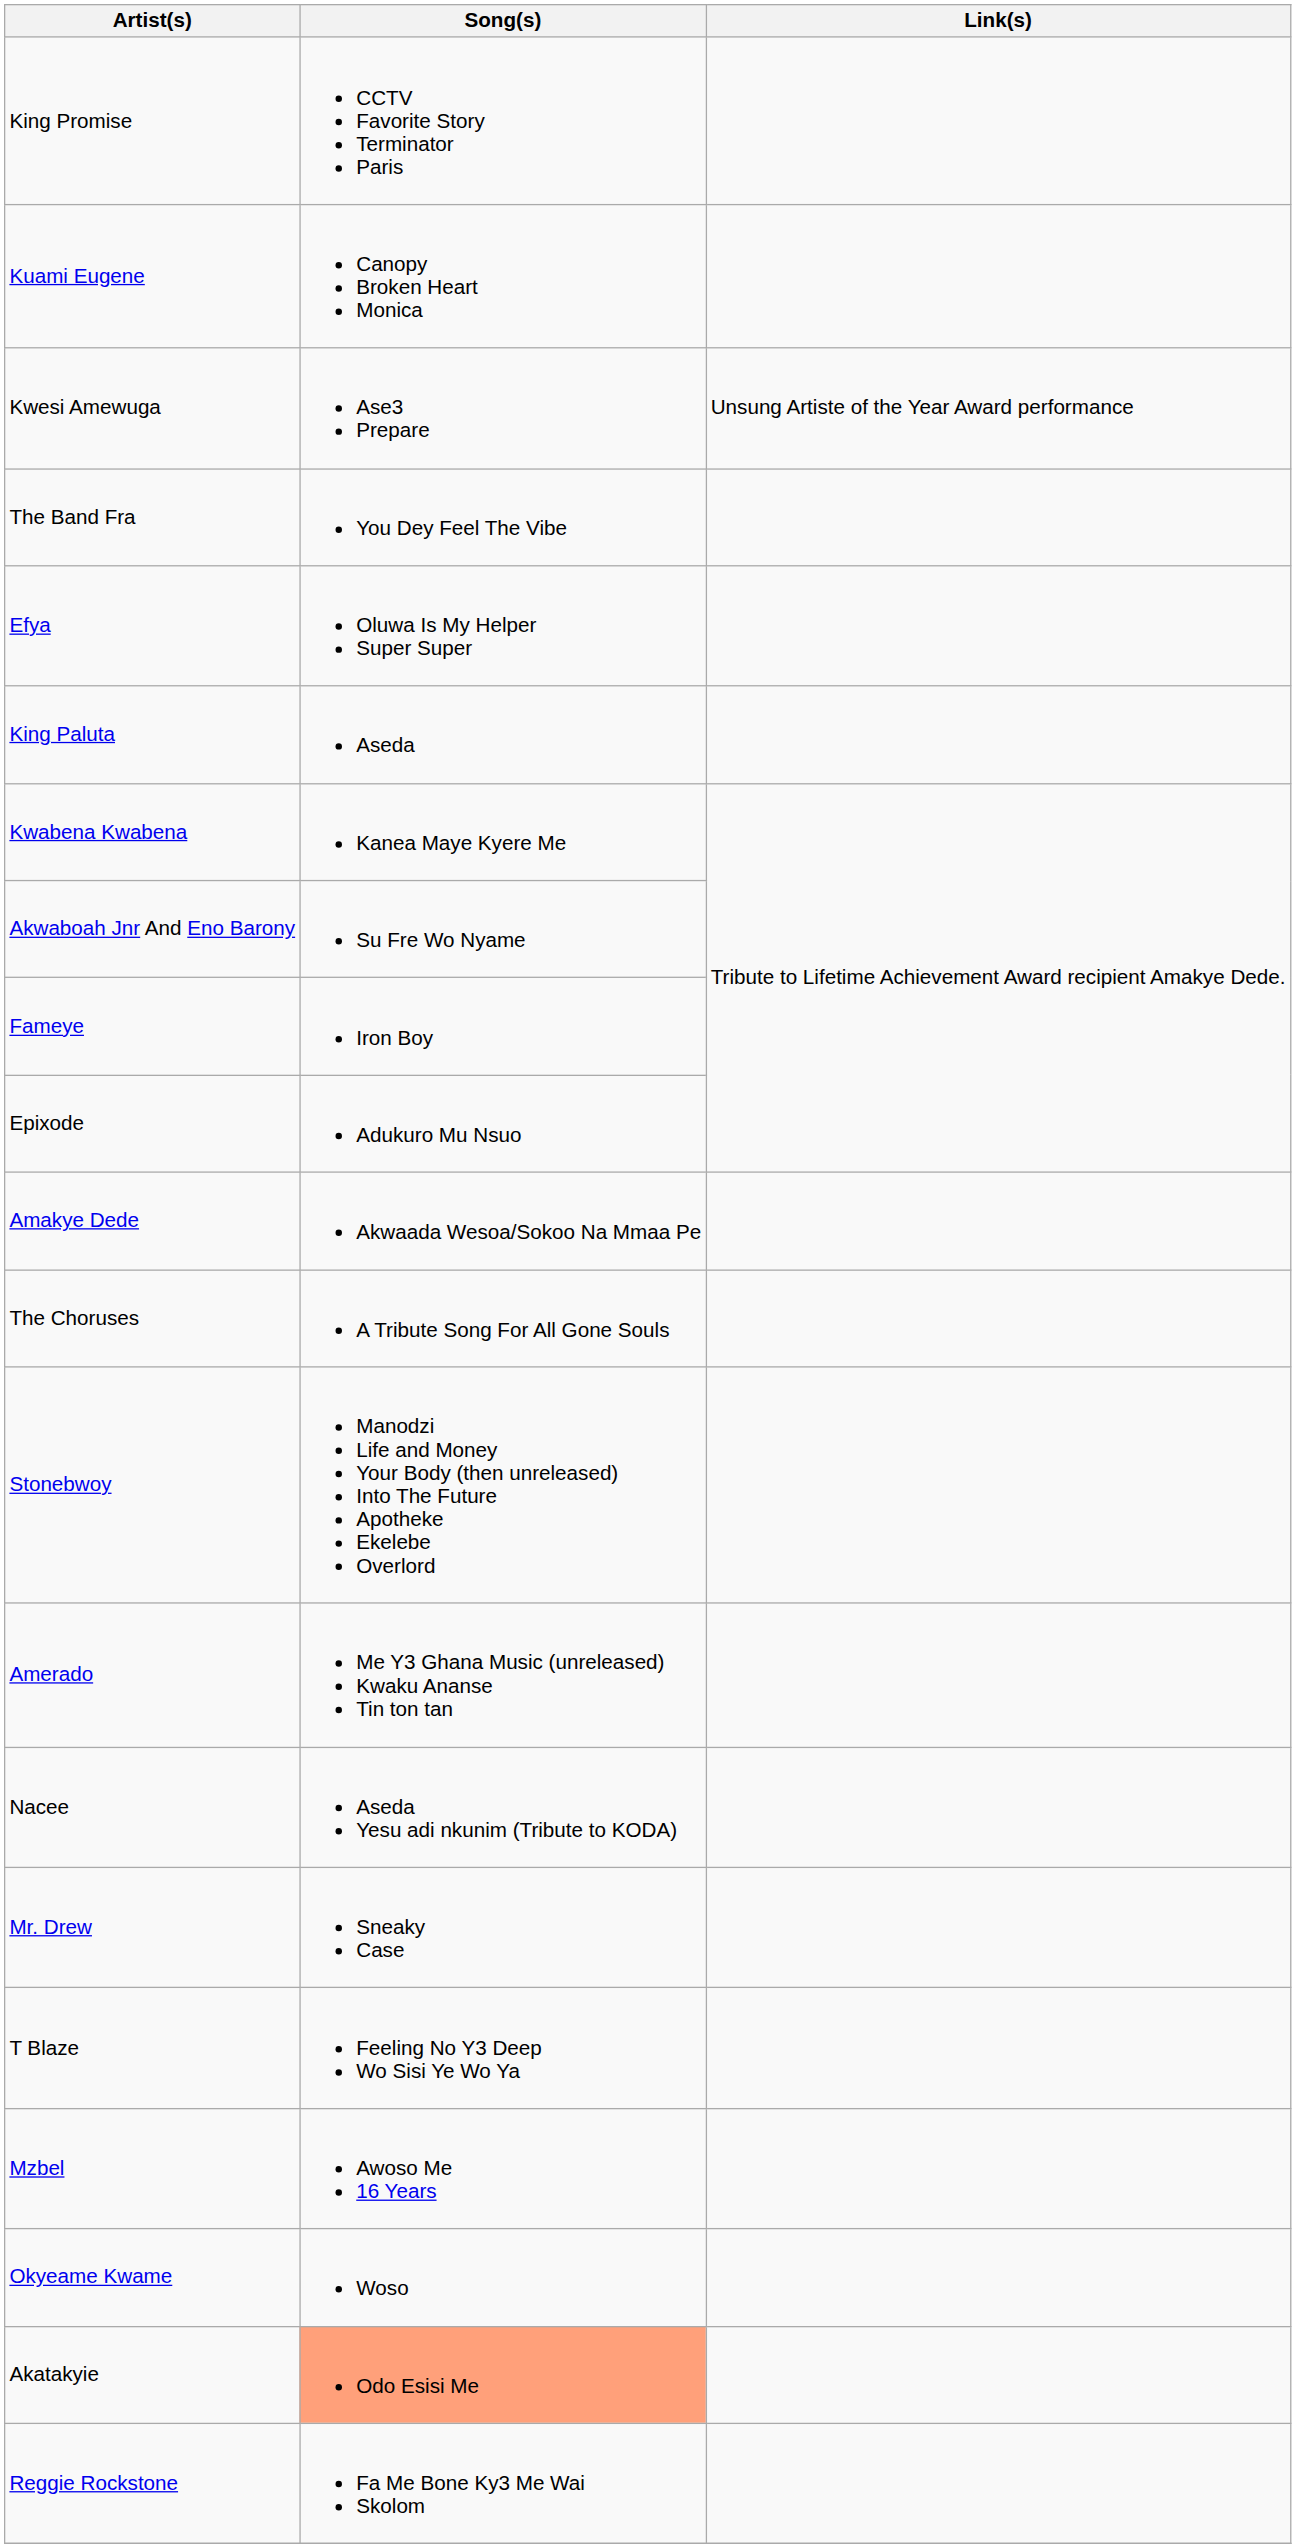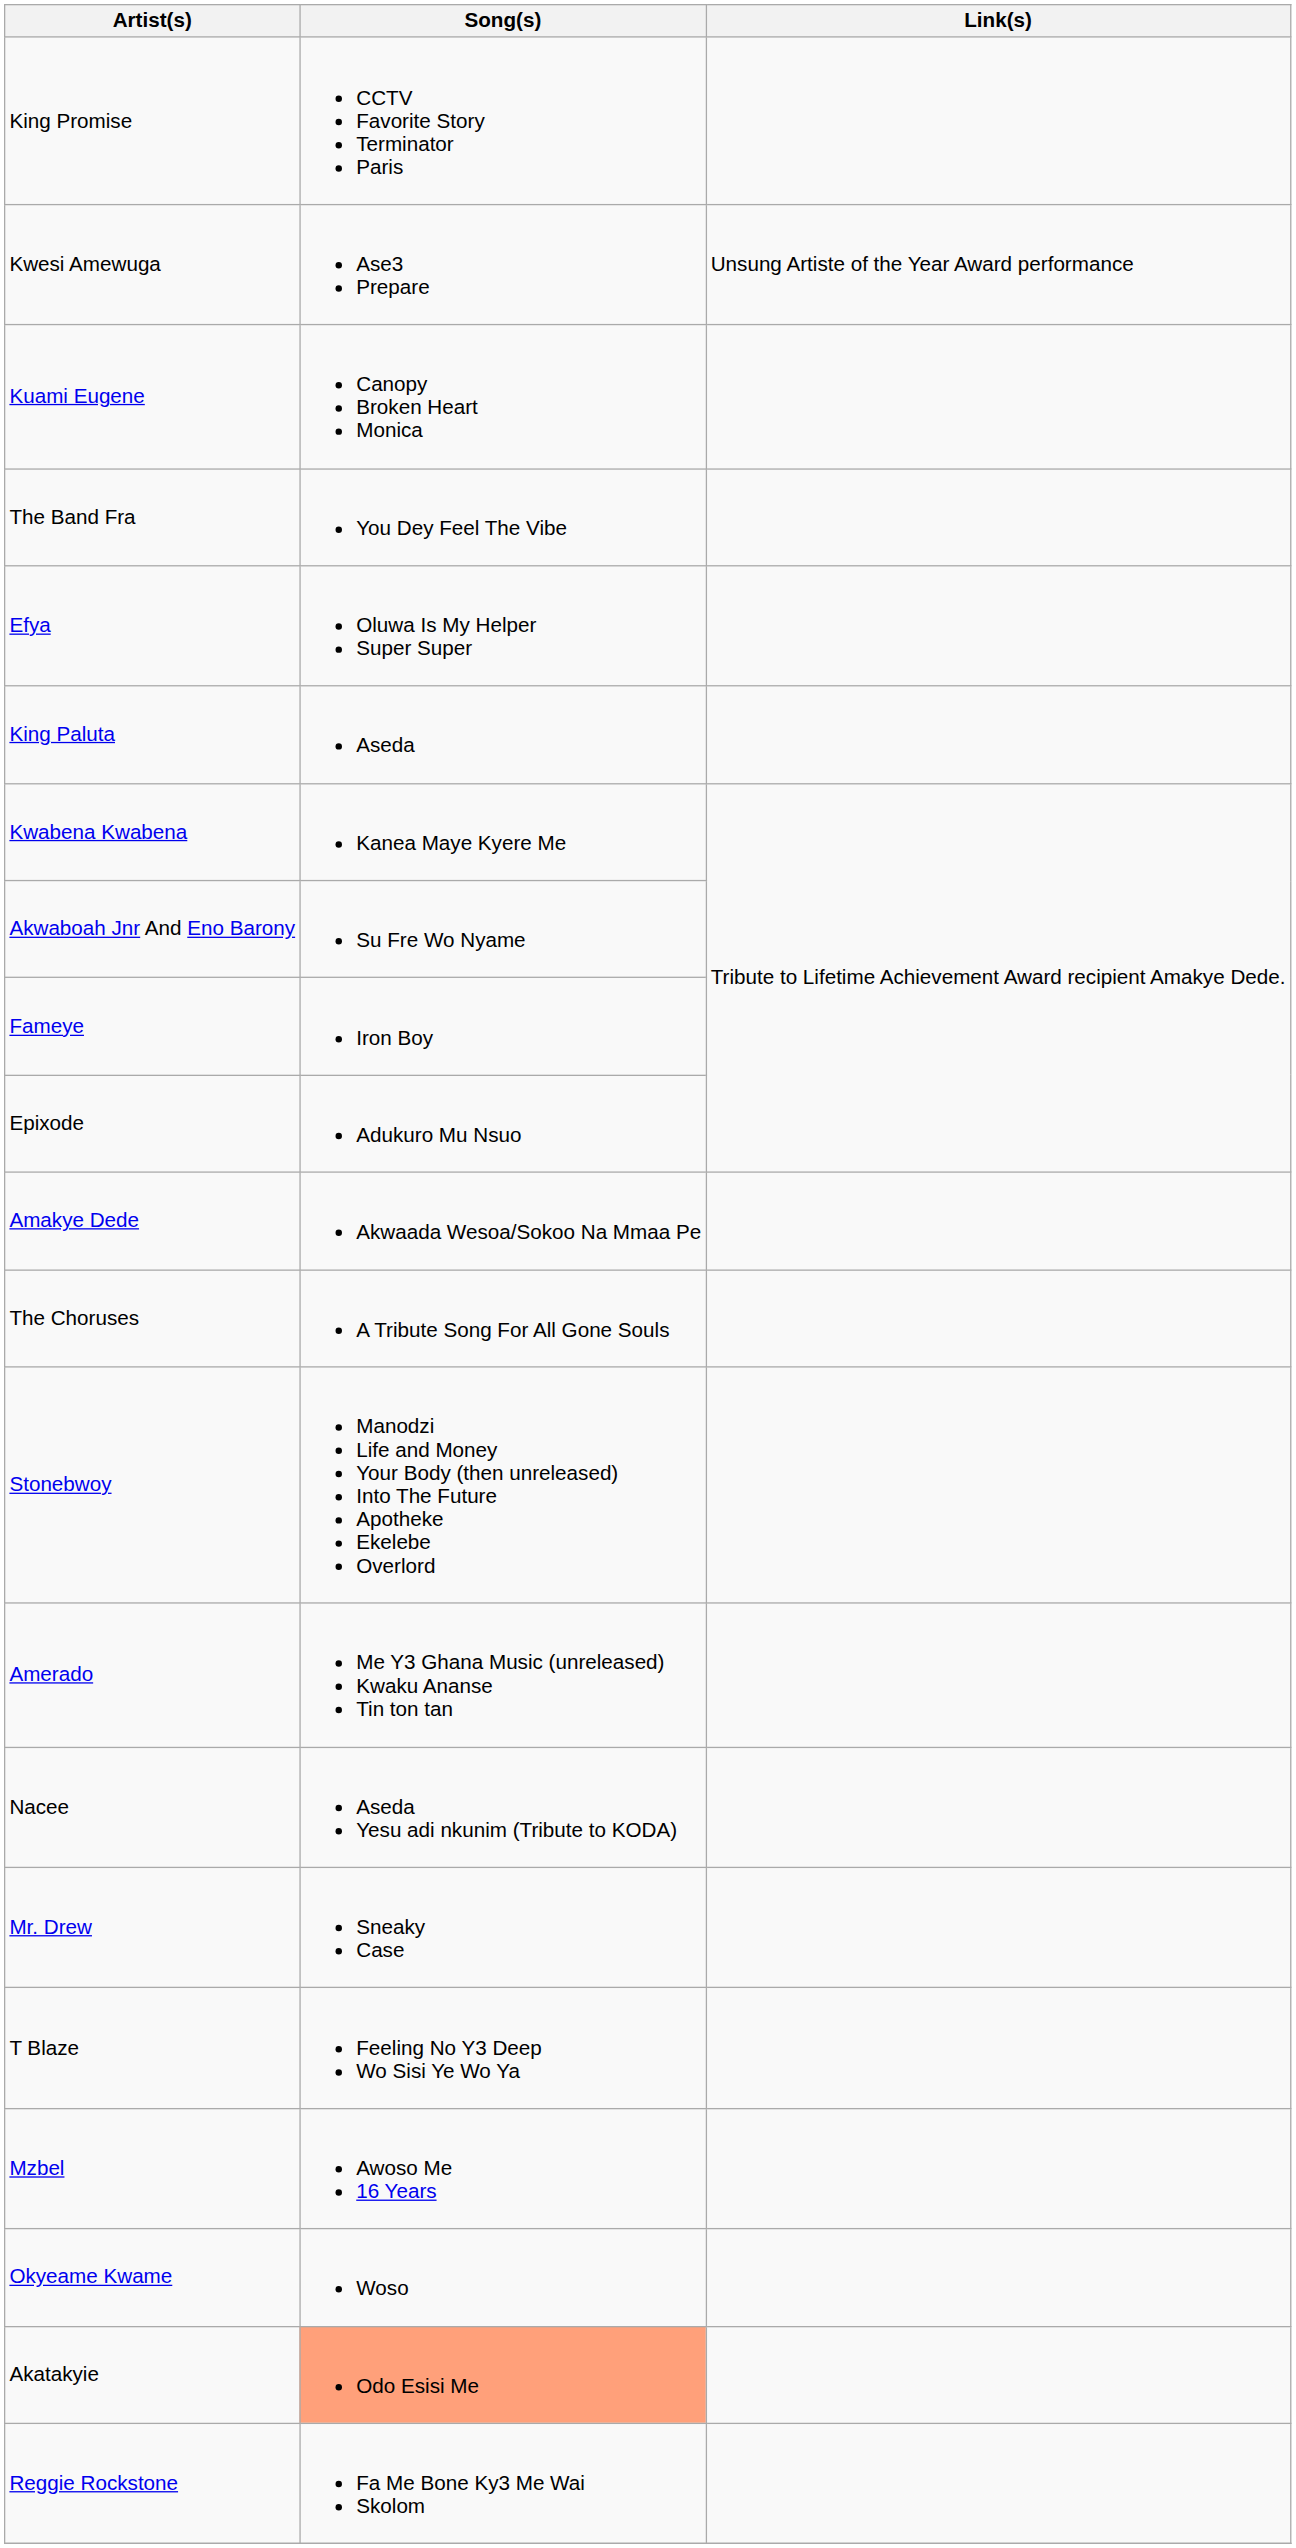rows swapped: (77, 275) <-> (85, 408)
